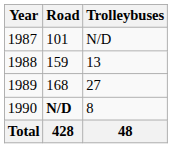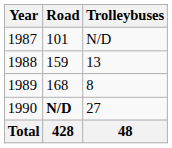(94, 85) 27 -> (90, 85) 8
(90, 108) 8 -> (94, 108) 27
